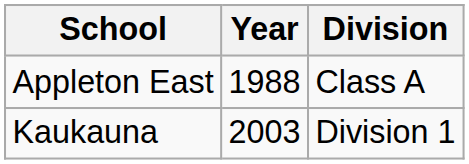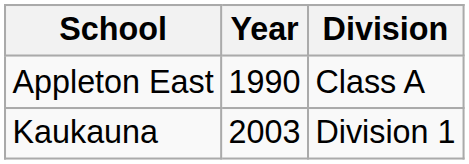(265, 81) 1988 -> (265, 81) 1990
